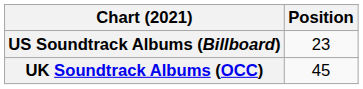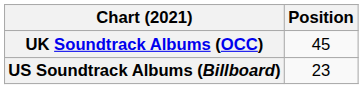rows swapped: (144, 70) <-> (144, 44)
